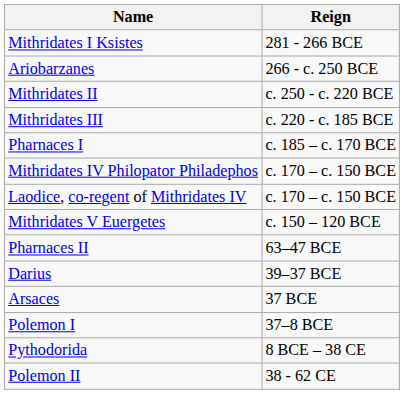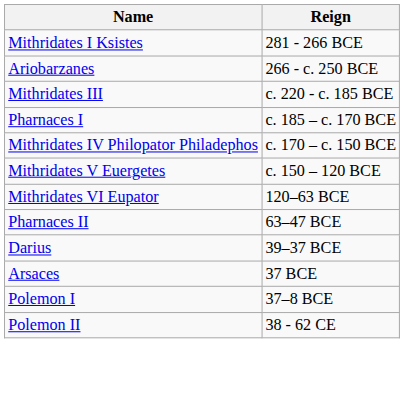- row: (53, 94)
- row: (127, 196)
+ row: (83, 196)
- row: (48, 350)
